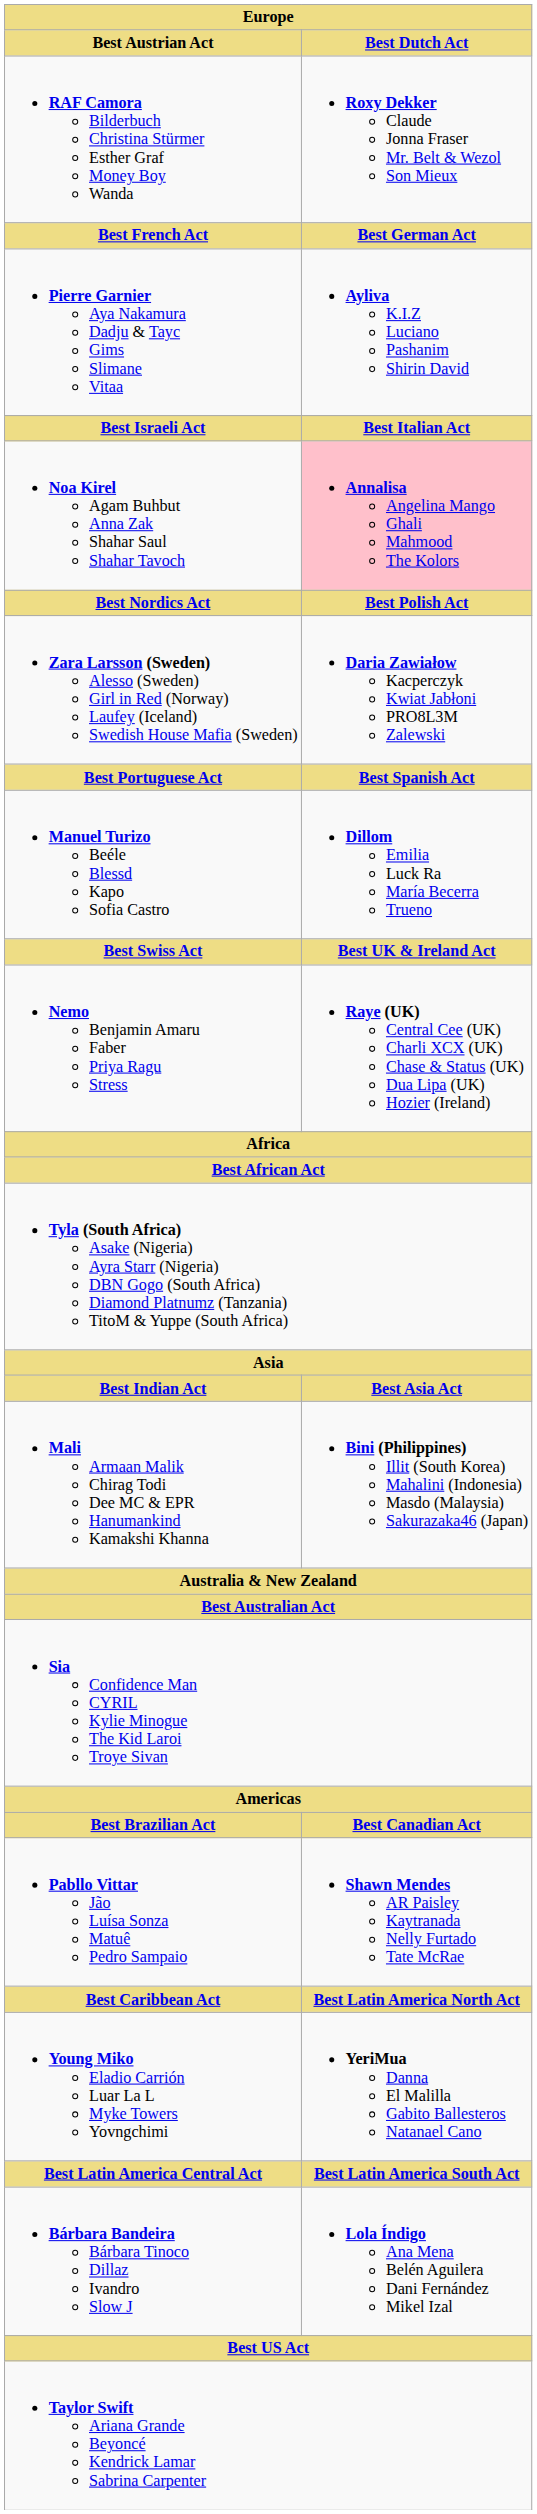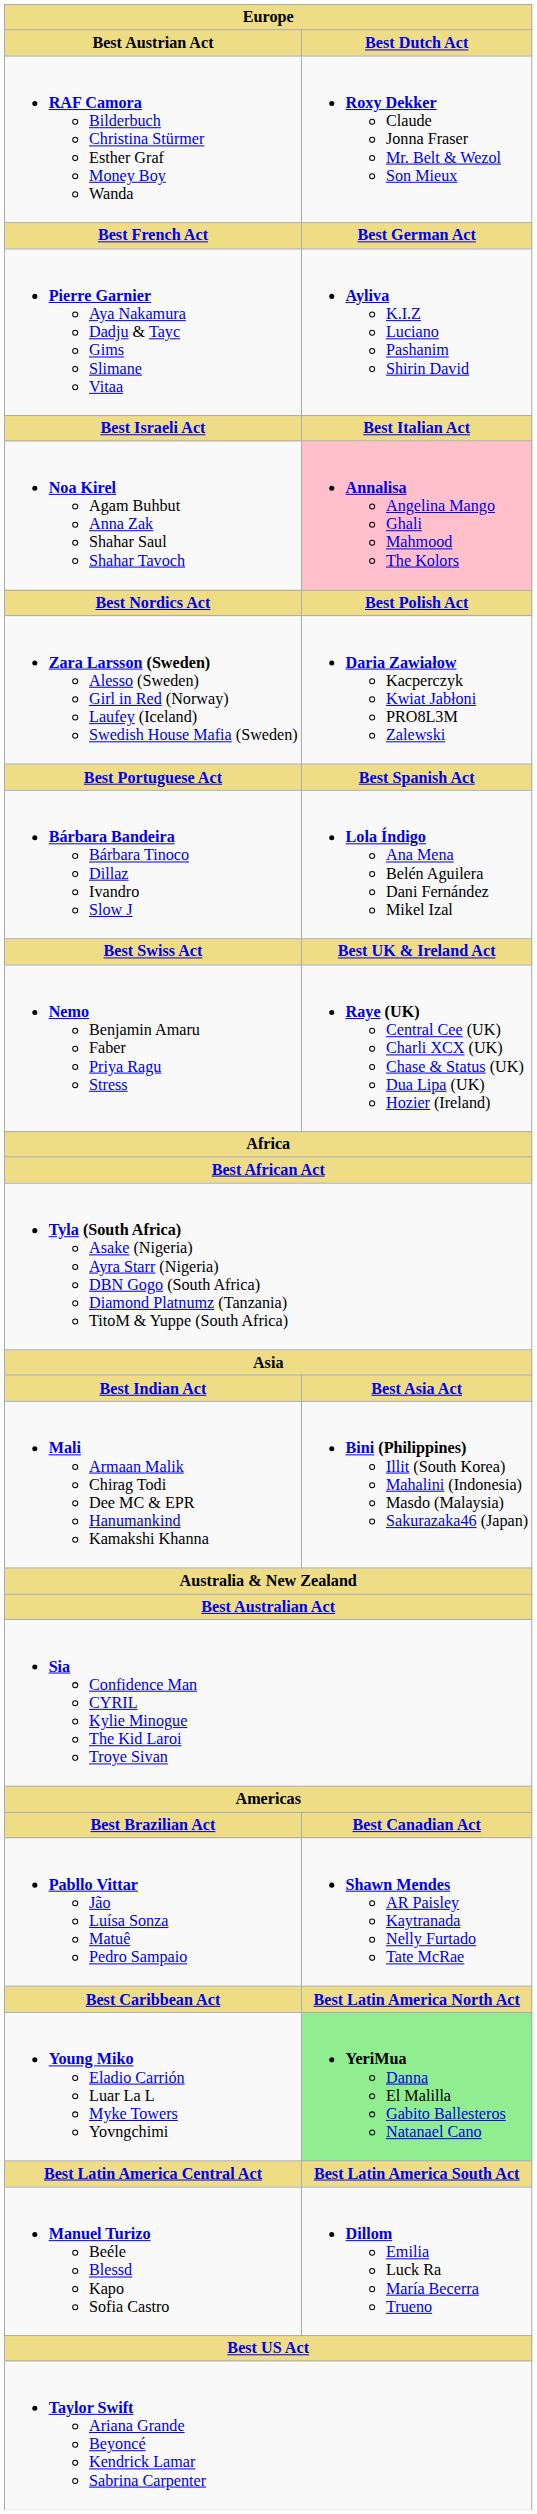rows swapped: (153, 2270) <-> (153, 874)
(417, 2096) no background -> (417, 2096) lightgreen background
